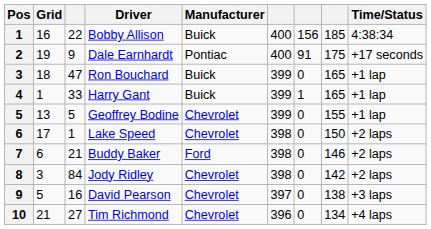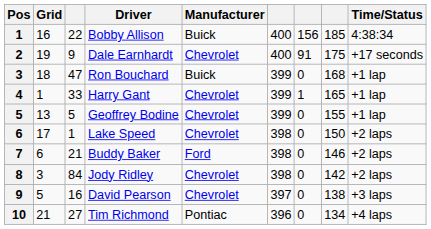(206, 55) Pontiac -> (212, 55) Chevrolet
(335, 75) 165 -> (335, 75) 168
(200, 94) Buick -> (212, 94) Chevrolet
(212, 214) Chevrolet -> (206, 214) Pontiac
